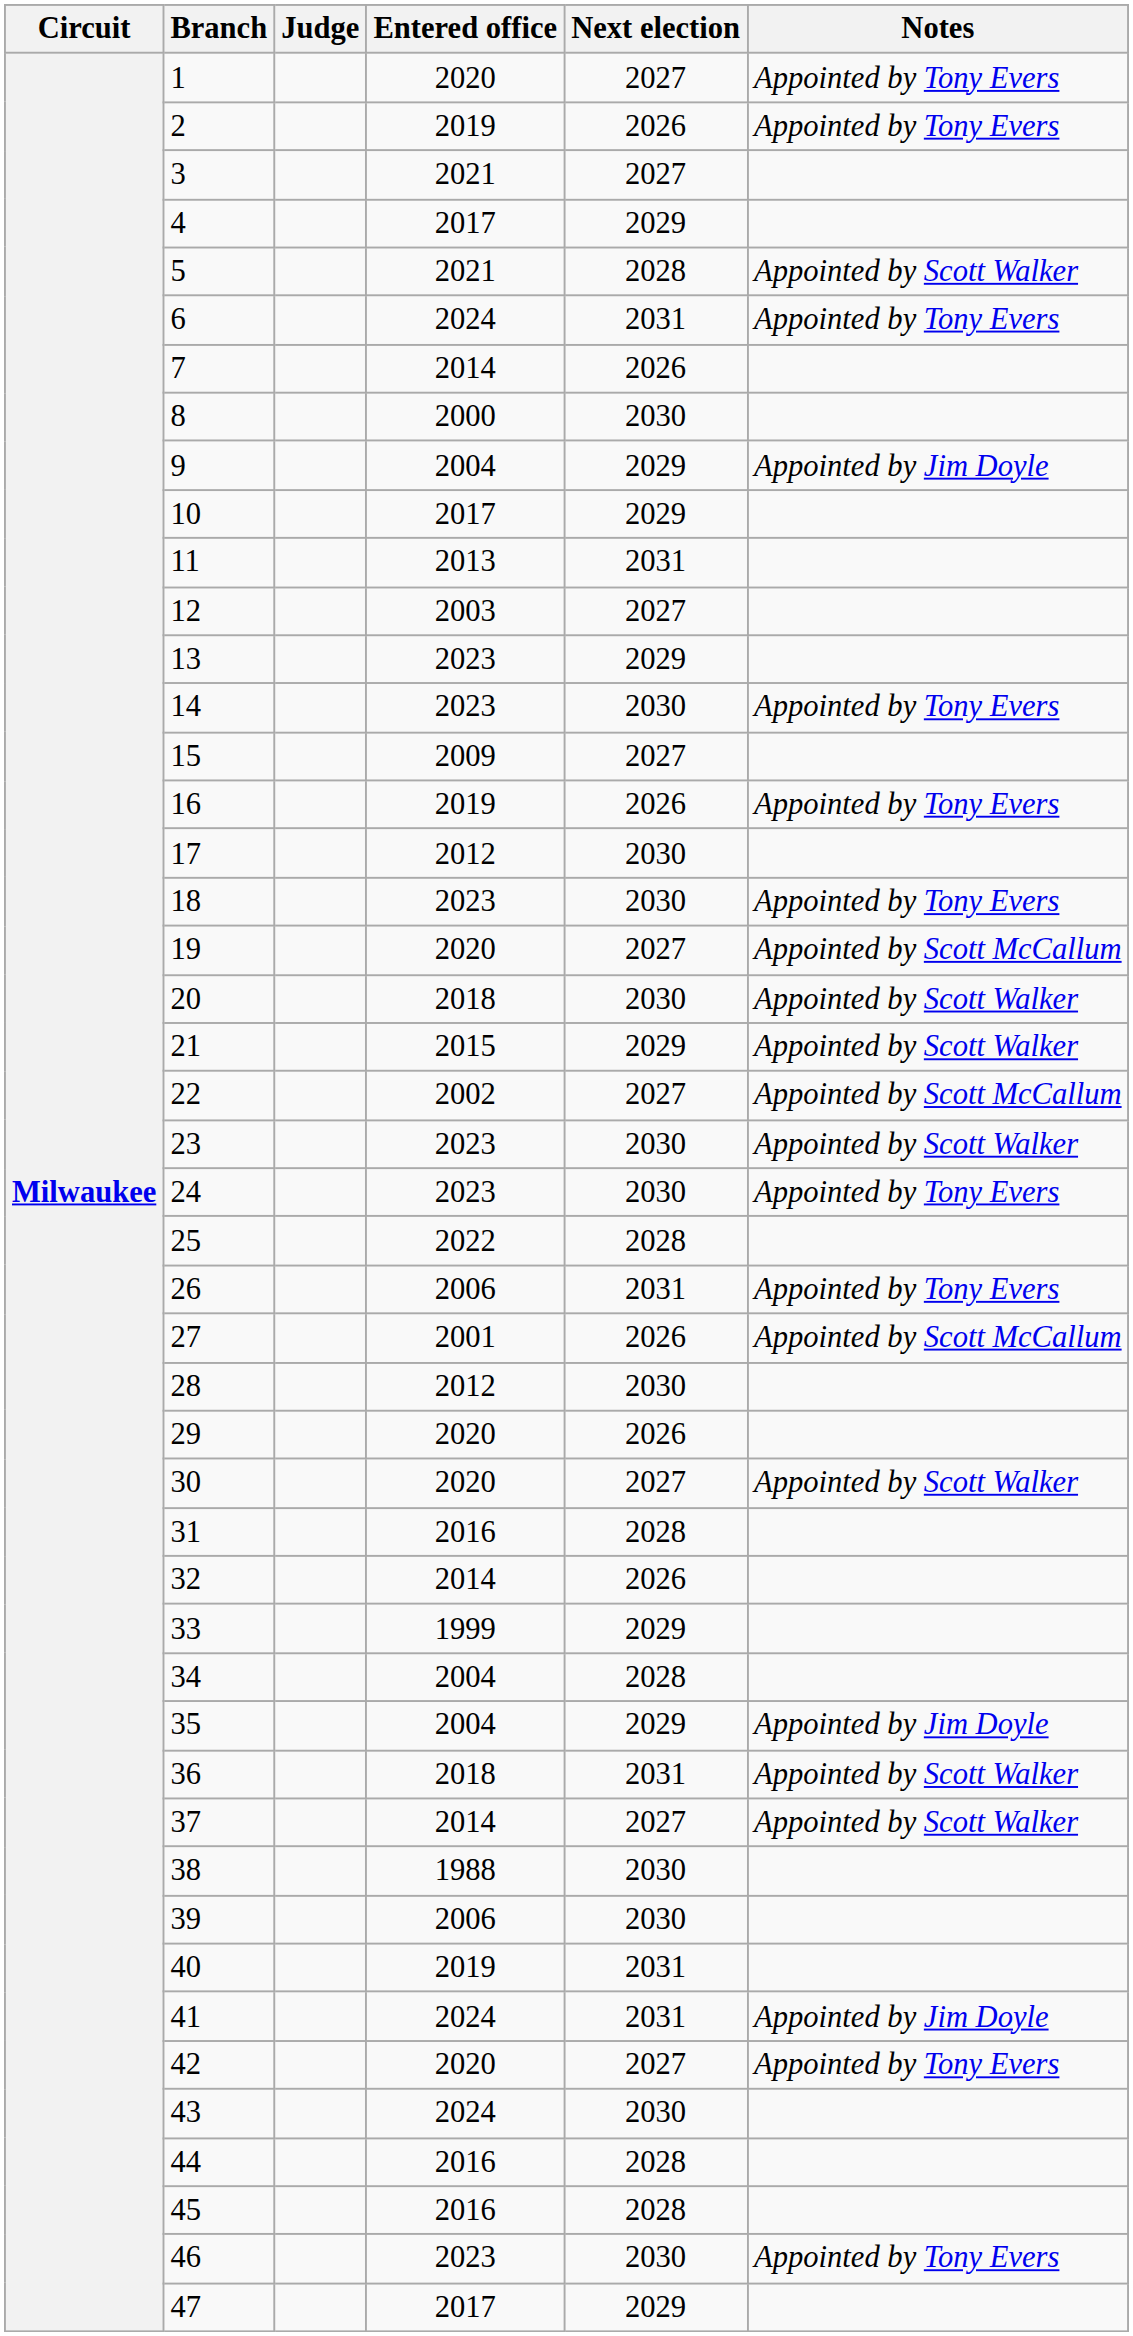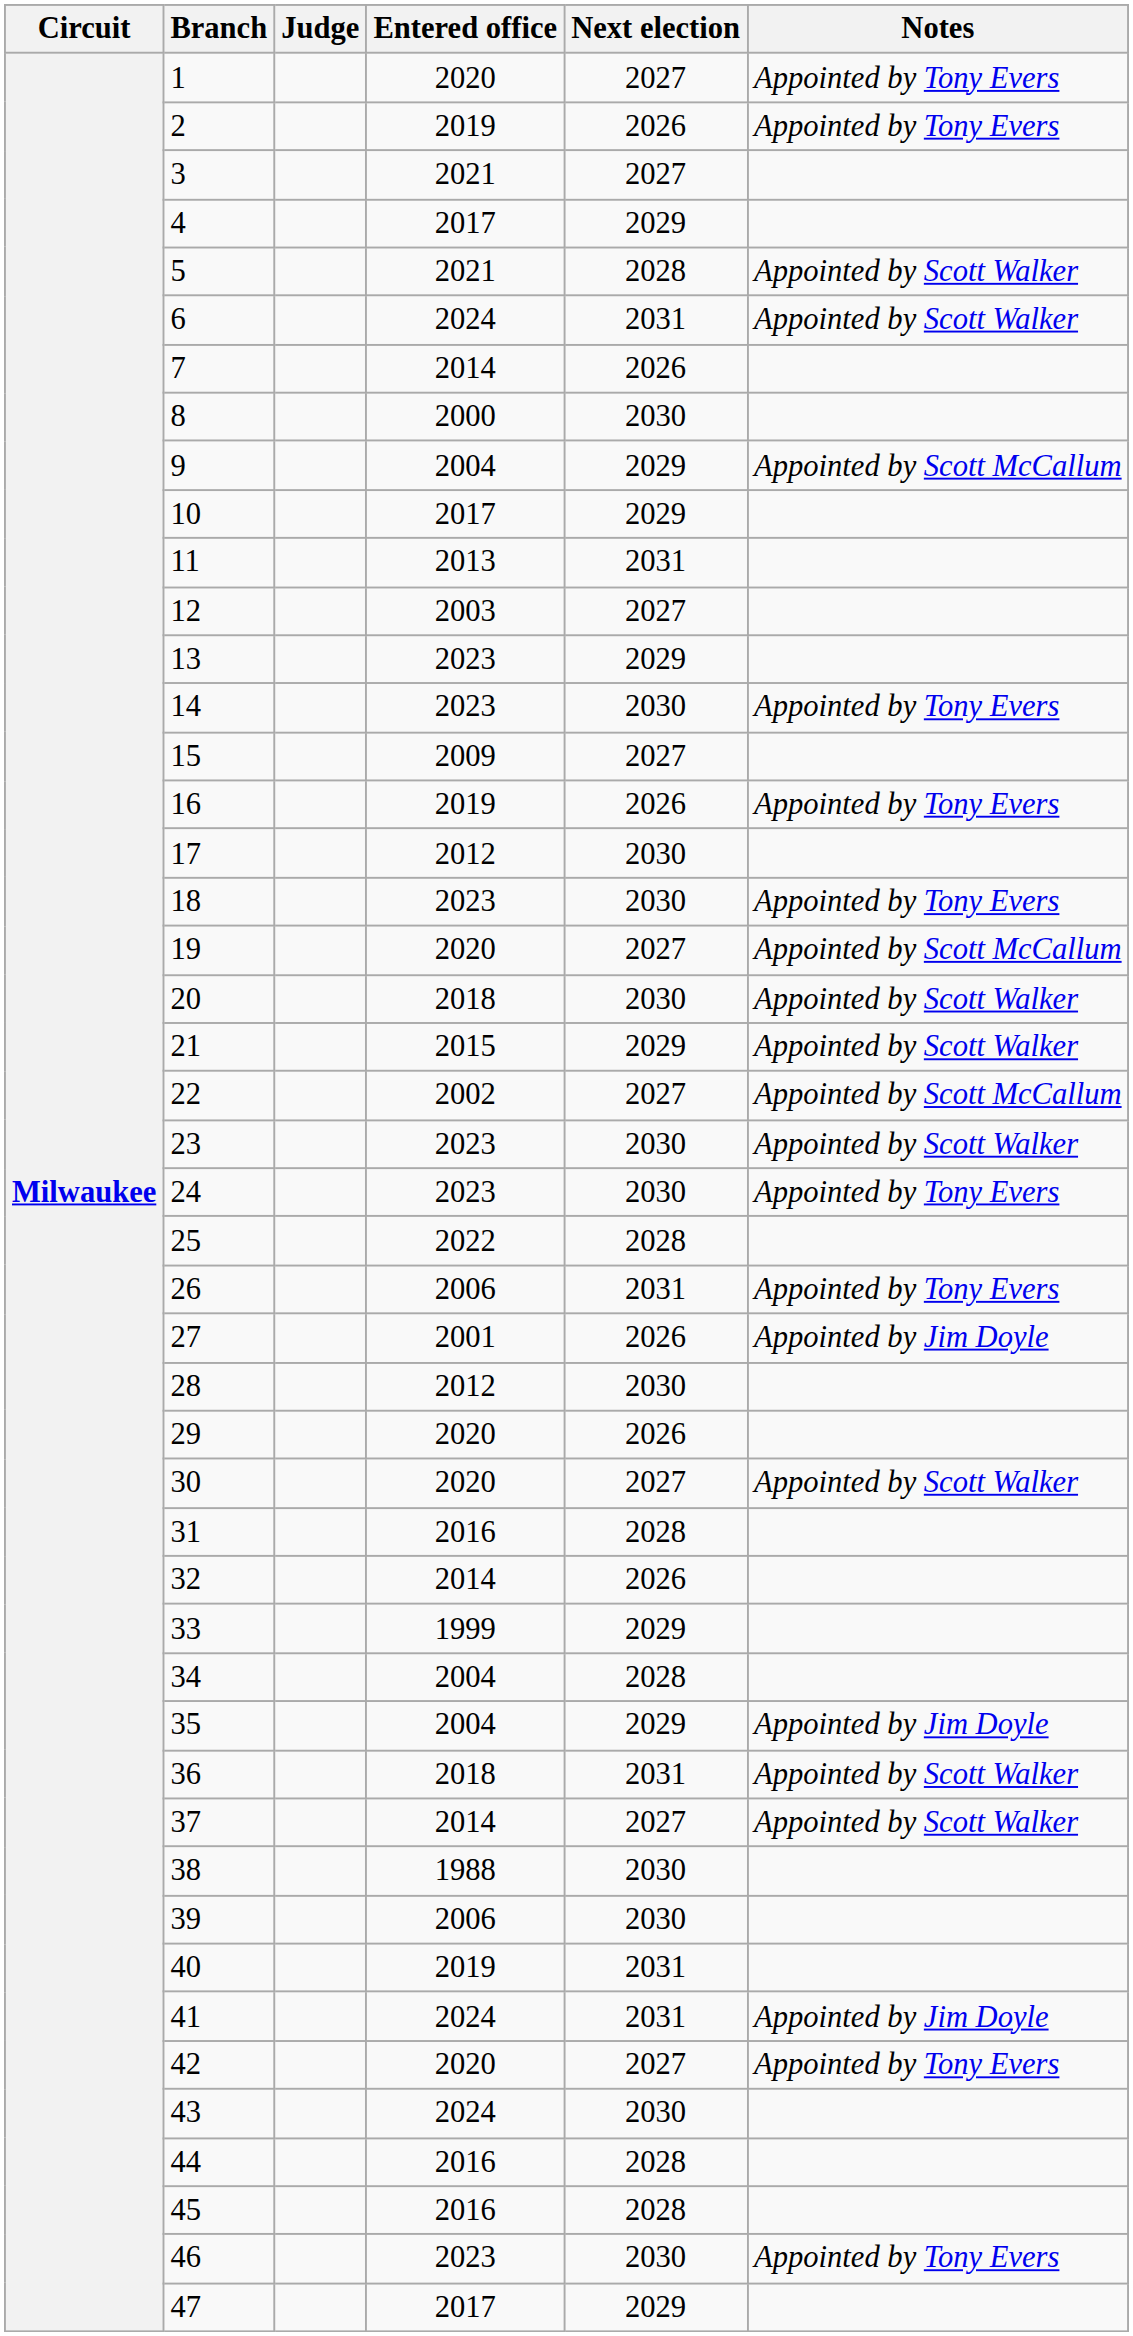(907, 319) Appointed by Tony Evers -> (916, 319) Appointed by Scott Walker
(901, 464) Appointed by Jim Doyle -> (938, 464) Appointed by Scott McCallum
(938, 1337) Appointed by Scott McCallum -> (901, 1337) Appointed by Jim Doyle
